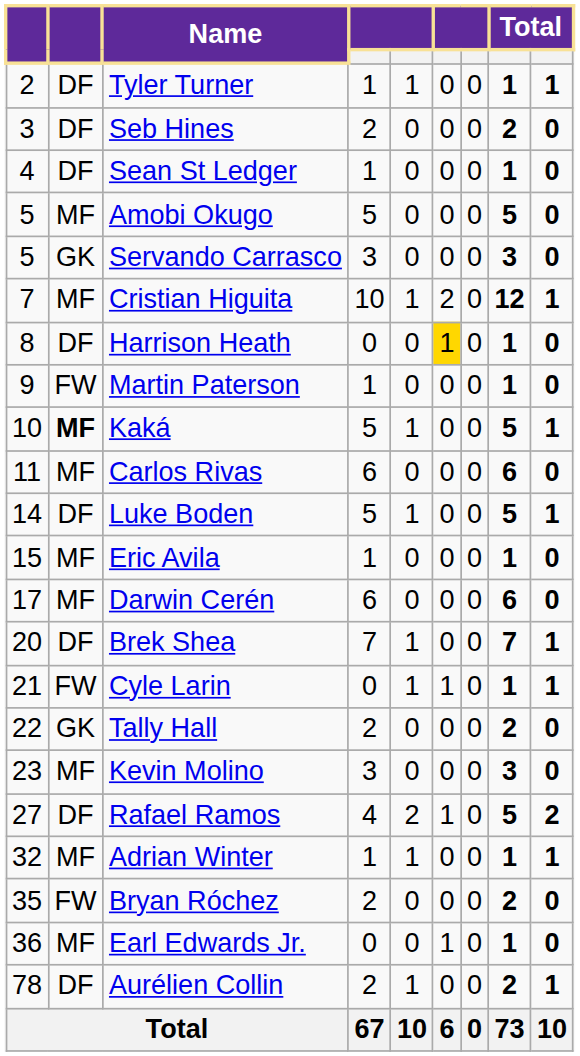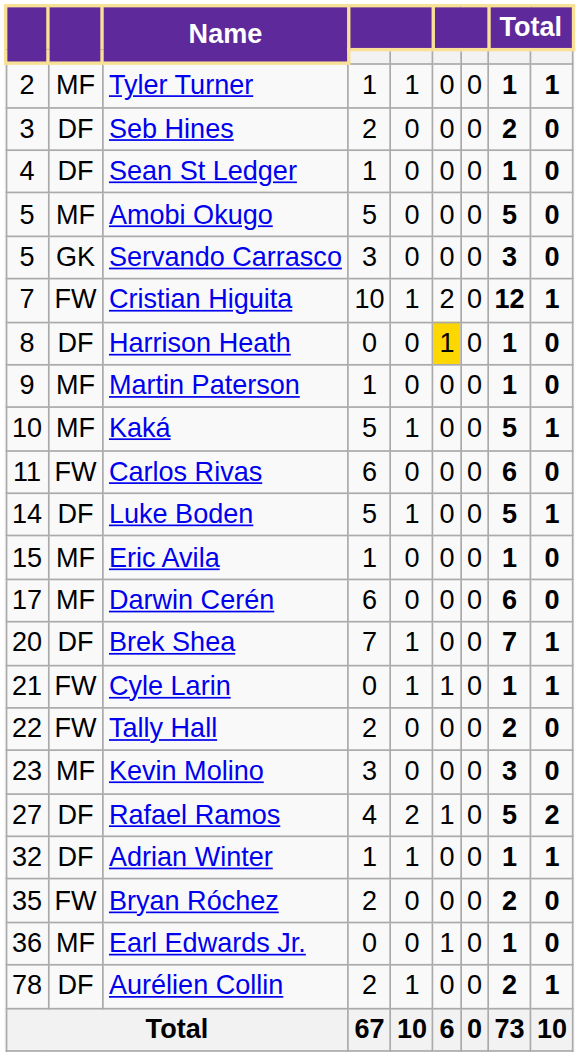(75, 85) DF -> (75, 85) MF
(75, 299) MF -> (75, 299) FW
(75, 385) FW -> (75, 385) MF
(75, 428) bold -> (75, 428) normal
(75, 471) MF -> (75, 471) FW
(75, 728) GK -> (75, 728) FW
(75, 857) MF -> (75, 857) DF
